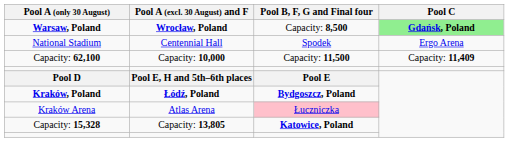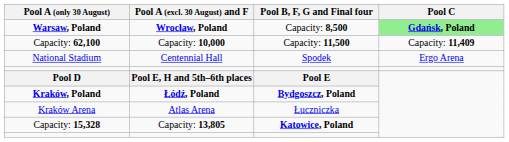rows swapped: (67, 43) <-> (67, 58)
(317, 109) pink background -> (317, 109) no background
